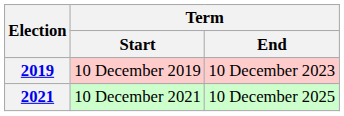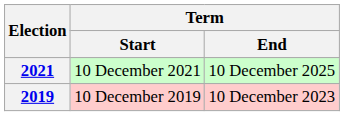rows swapped: (37, 70) <-> (37, 96)
